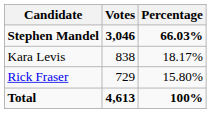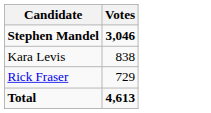- column: (172, 14)
